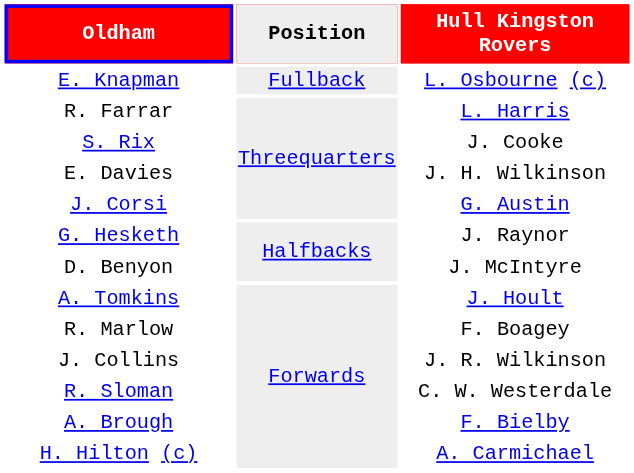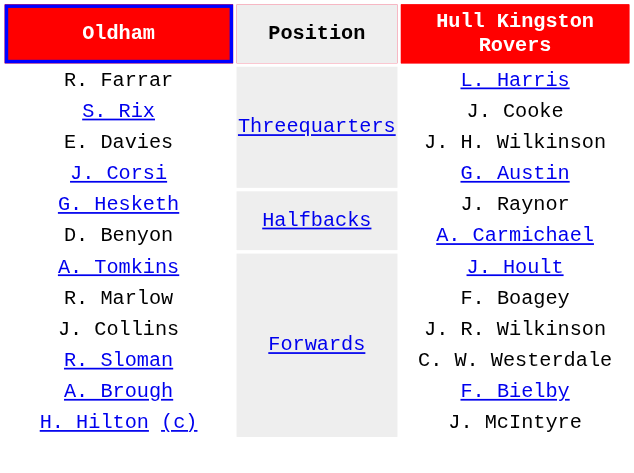- row: (119, 81)
(515, 267) J. McIntyre -> (515, 236) A. Carmichael
(515, 454) A. Carmichael -> (515, 423) J. McIntyre
